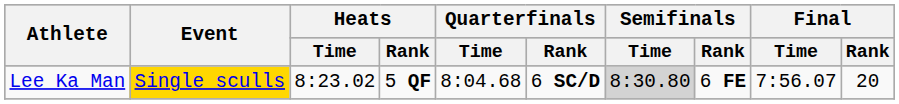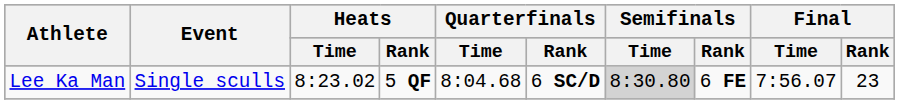(210, 82) gold background -> (210, 82) no background
(868, 82) 20 -> (868, 82) 23
